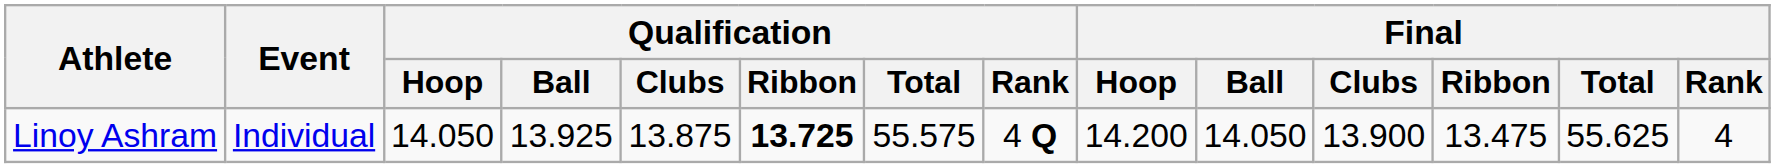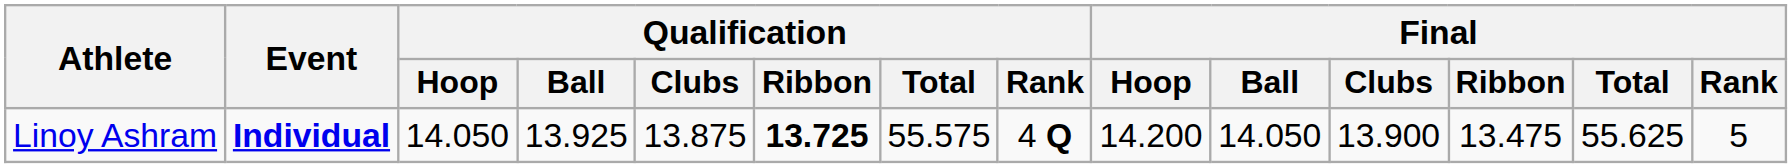(304, 136) normal -> (311, 136) bold
(1724, 136) 4 -> (1739, 136) 5
